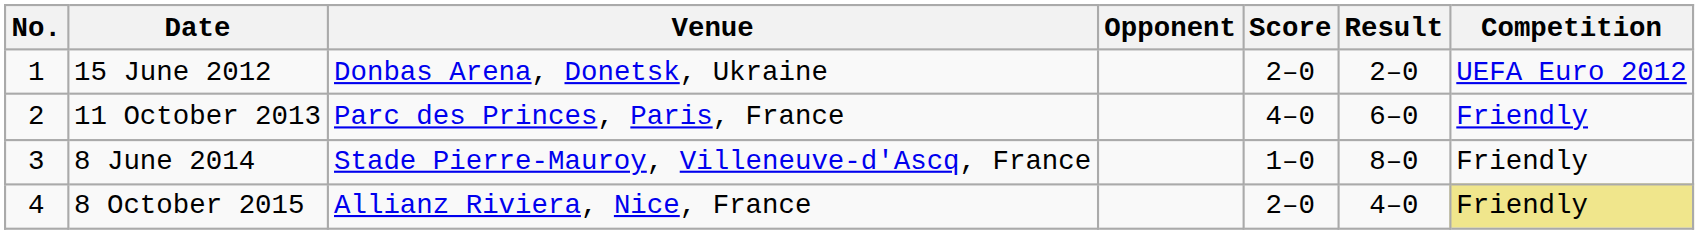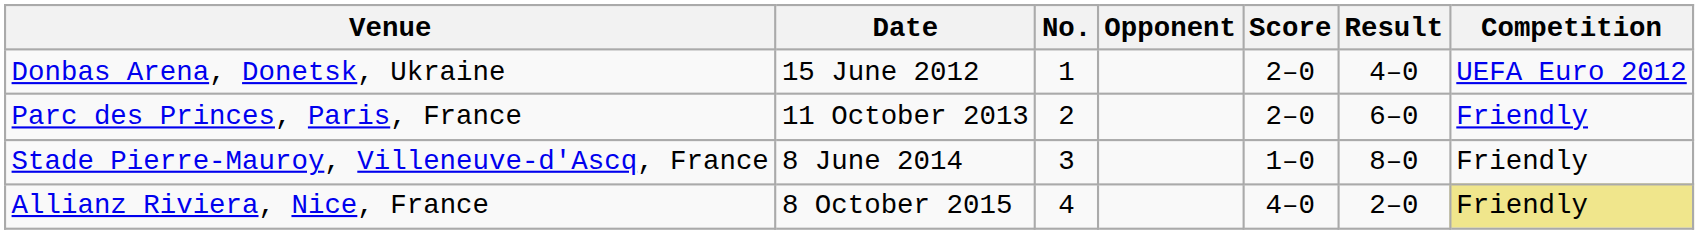columns swapped: (36, 27) <-> (713, 27)
(1394, 72) 2–0 -> (1394, 72) 4–0
(1290, 117) 4–0 -> (1290, 117) 2–0
(1290, 206) 2–0 -> (1290, 206) 4–0
(1394, 206) 4–0 -> (1394, 206) 2–0
